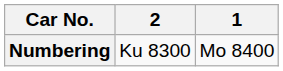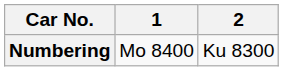columns swapped: (237, 19) <-> (155, 19)
